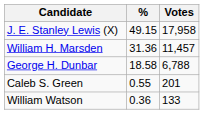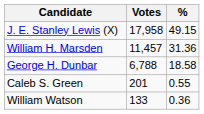columns swapped: (179, 13) <-> (143, 13)
